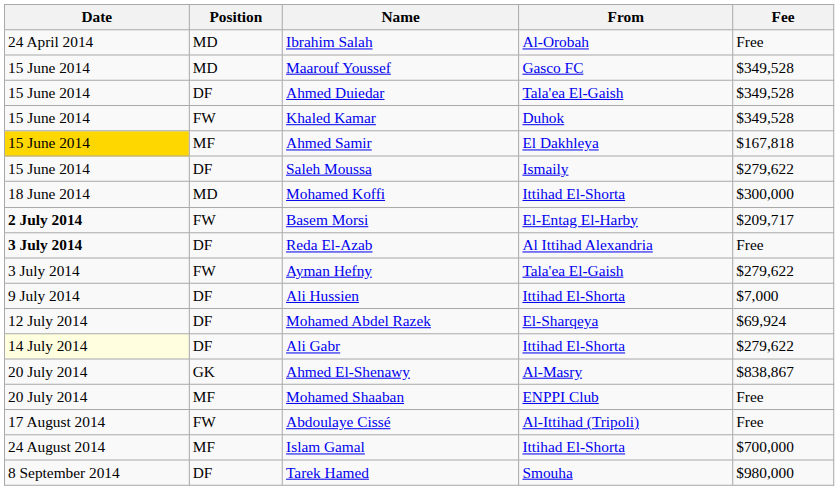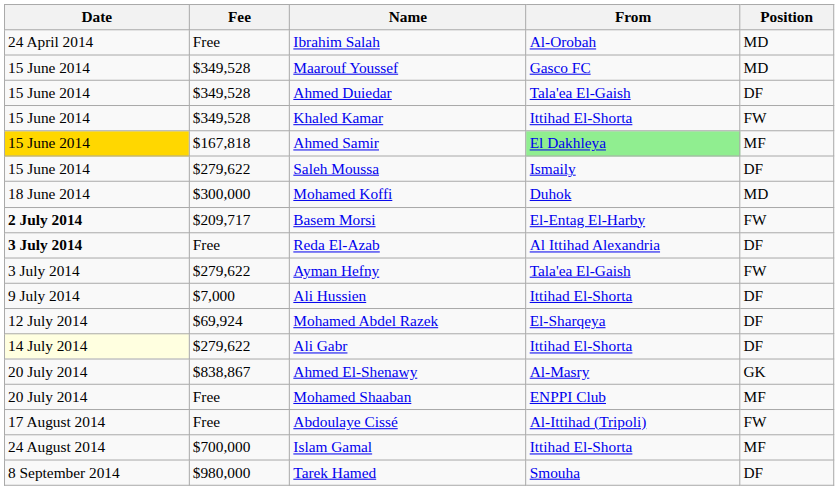columns swapped: (236, 17) <-> (783, 17)
(543, 118) Duhok -> (581, 118) Ittihad El-Shorta
(561, 143) no background -> (568, 143) lightgreen background
(574, 194) Ittihad El-Shorta -> (551, 194) Duhok
